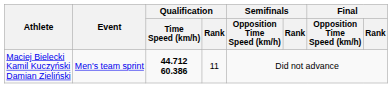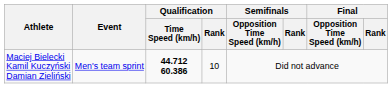(214, 67) 11 -> (214, 67) 10
